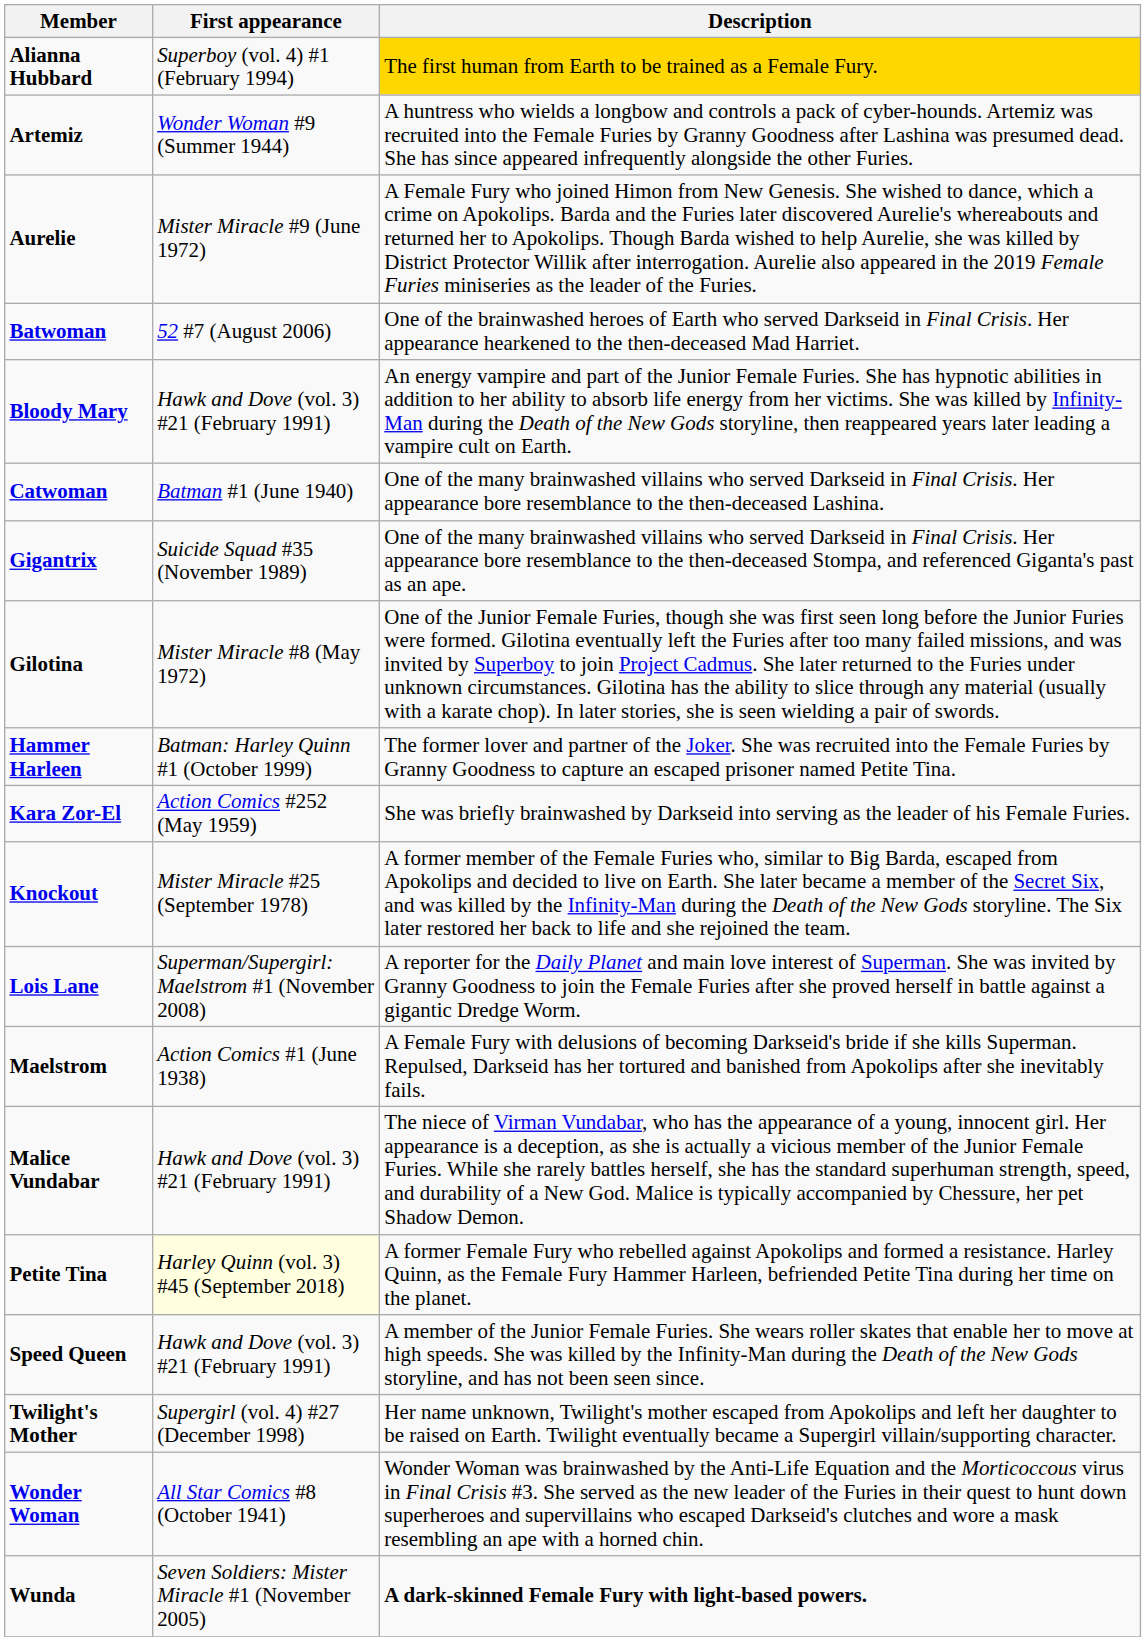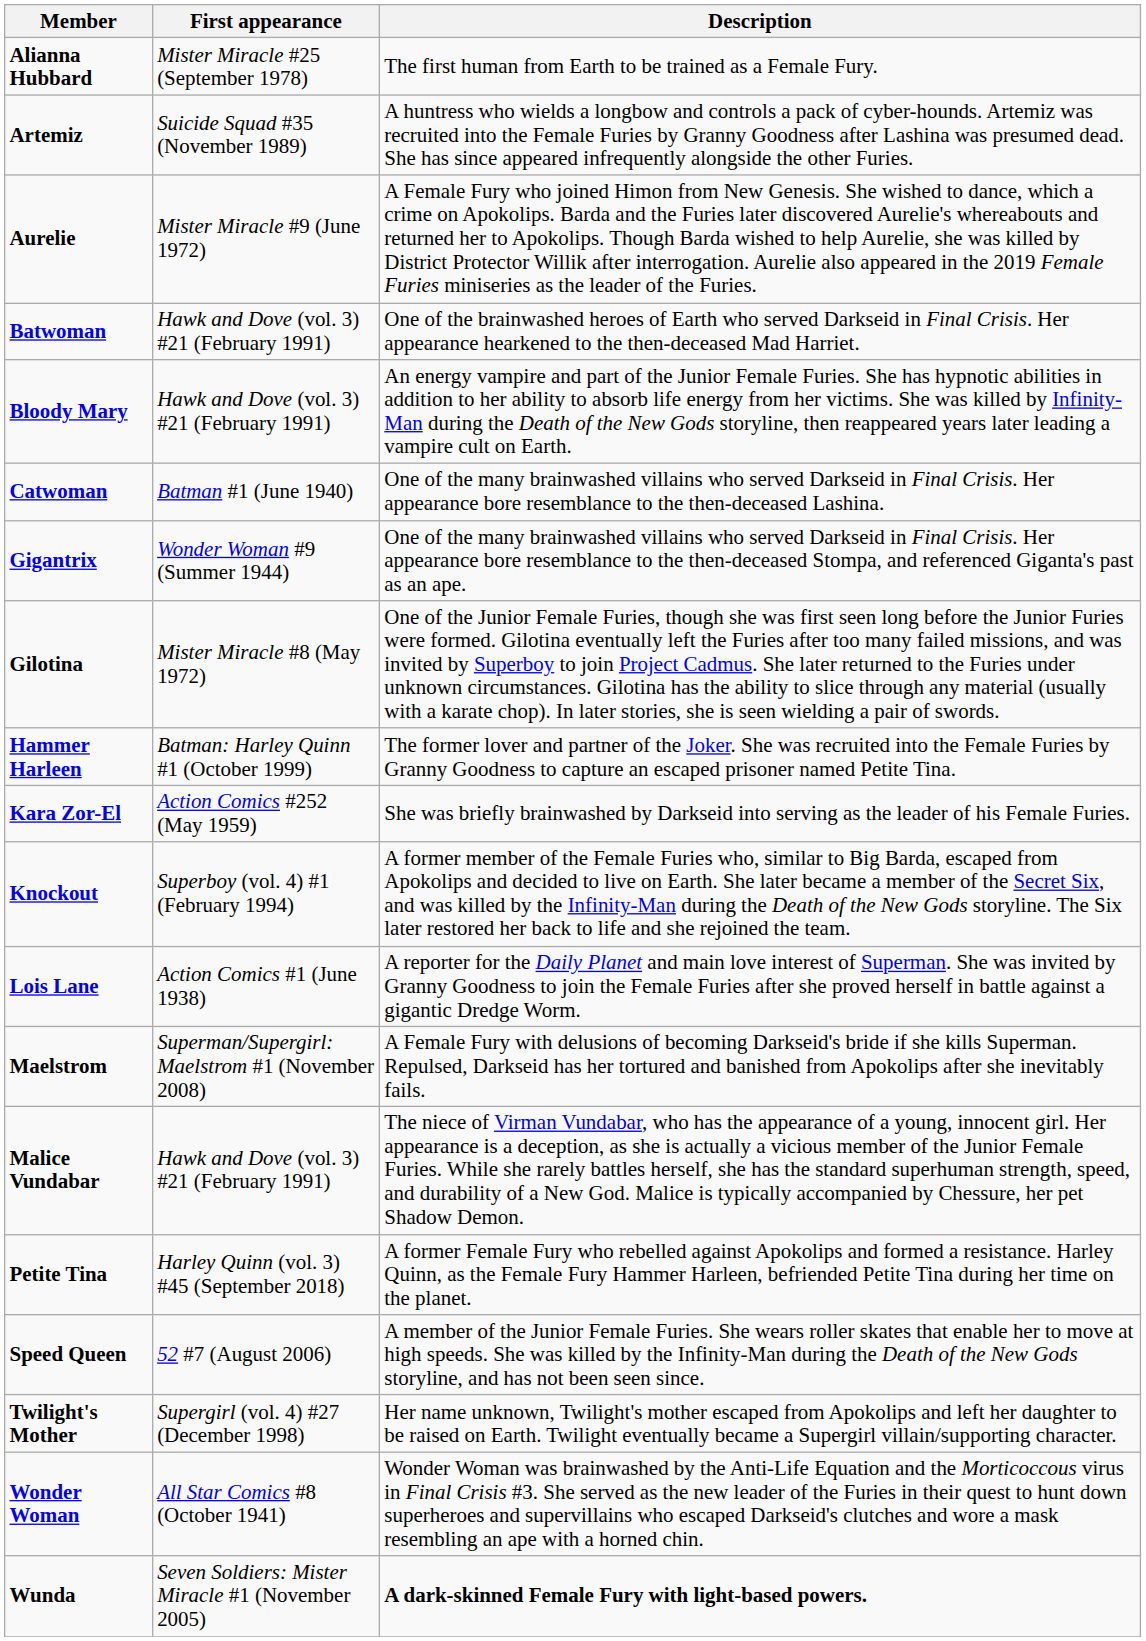(243, 66) Superboy (vol. 4) #1 (February 1994) -> (239, 66) Mister Miracle #25 (September 1978)
(631, 66) gold background -> (631, 66) no background
(236, 134) Wonder Woman #9 (Summer 1944) -> (235, 134) Suicide Squad #35 (November 1989)
(244, 330) 52 #7 (August 2006) -> (258, 330) Hawk and Dove (vol. 3) #21 (February 1991)
(235, 560) Suicide Squad #35 (November 1989) -> (236, 560) Wonder Woman #9 (Summer 1944)
(239, 893) Mister Miracle #25 (September 1978) -> (243, 893) Superboy (vol. 4) #1 (February 1994)
(266, 985) Superman/Supergirl: Maelstrom #1 (November 2008) -> (257, 985) Action Comics #1 (June 1938)
(257, 1066) Action Comics #1 (June 1938) -> (266, 1066) Superman/Supergirl: Maelstrom #1 (November 2008)
(251, 1274) lightyellow background -> (251, 1274) no background
(258, 1354) Hawk and Dove (vol. 3) #21 (February 1991) -> (244, 1354) 52 #7 (August 2006)
